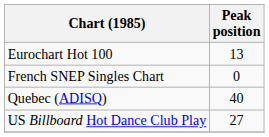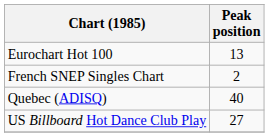(237, 76) 0 -> (237, 76) 2
